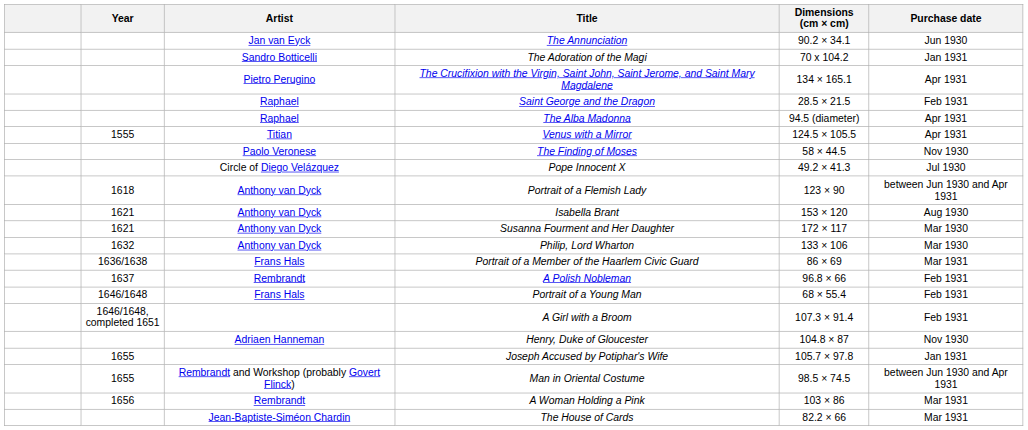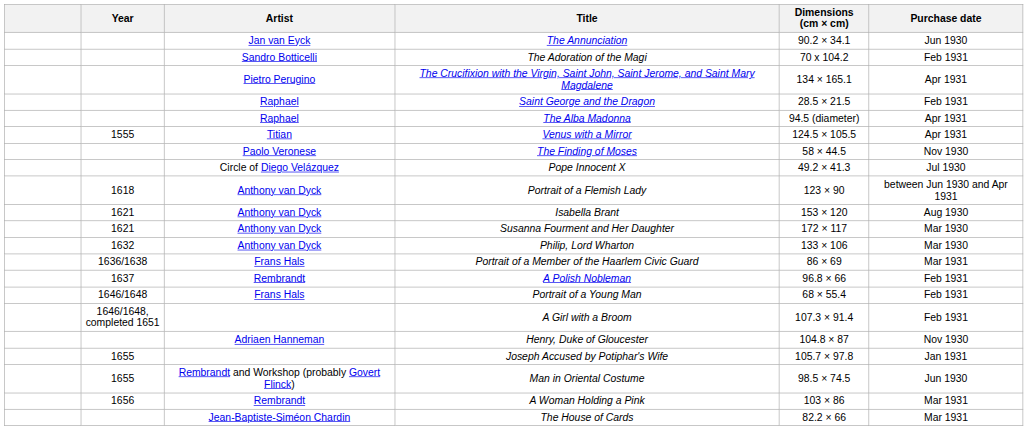(946, 57) Jan 1931 -> (946, 57) Feb 1931
(946, 378) between Jun 1930 and Apr 1931 -> (946, 378) Jun 1930
